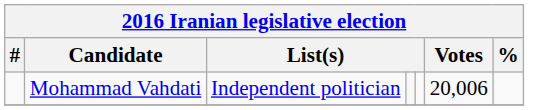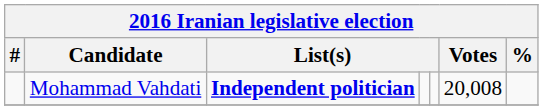(306, 88) normal -> (313, 88) bold
(459, 88) 20,006 -> (473, 88) 20,008
